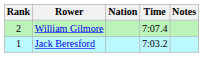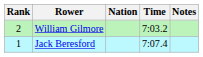(155, 28) 7:07.4 -> (155, 28) 7:03.2
(155, 44) 7:03.2 -> (155, 44) 7:07.4
